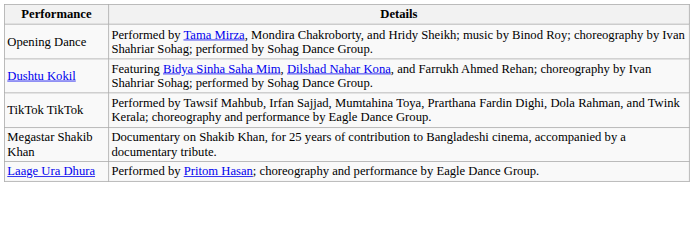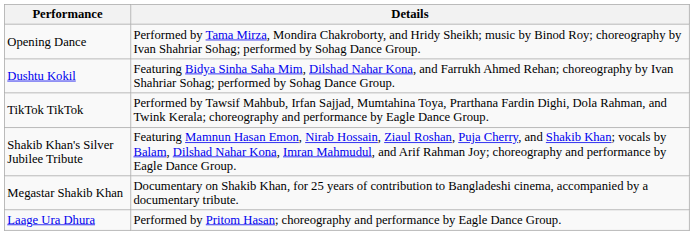+ row: (60, 151)
